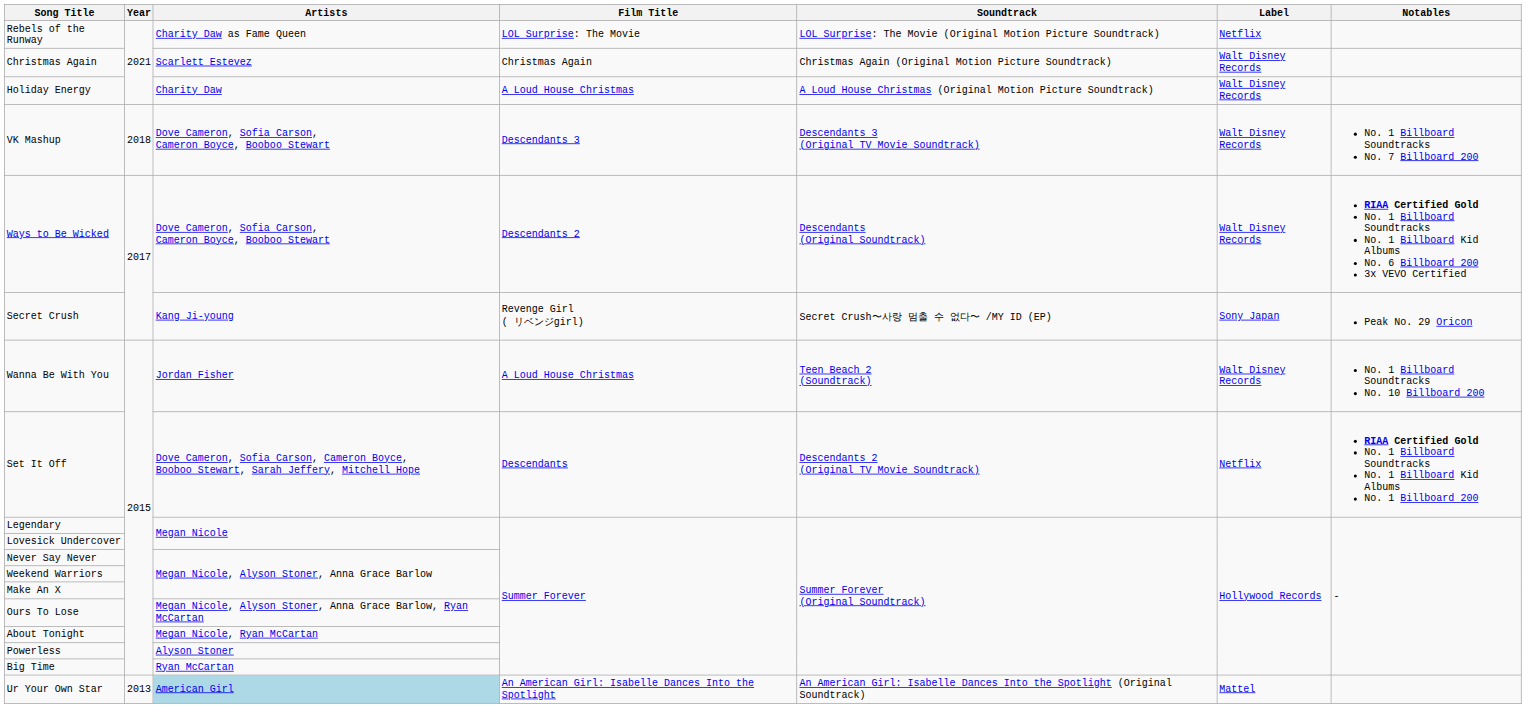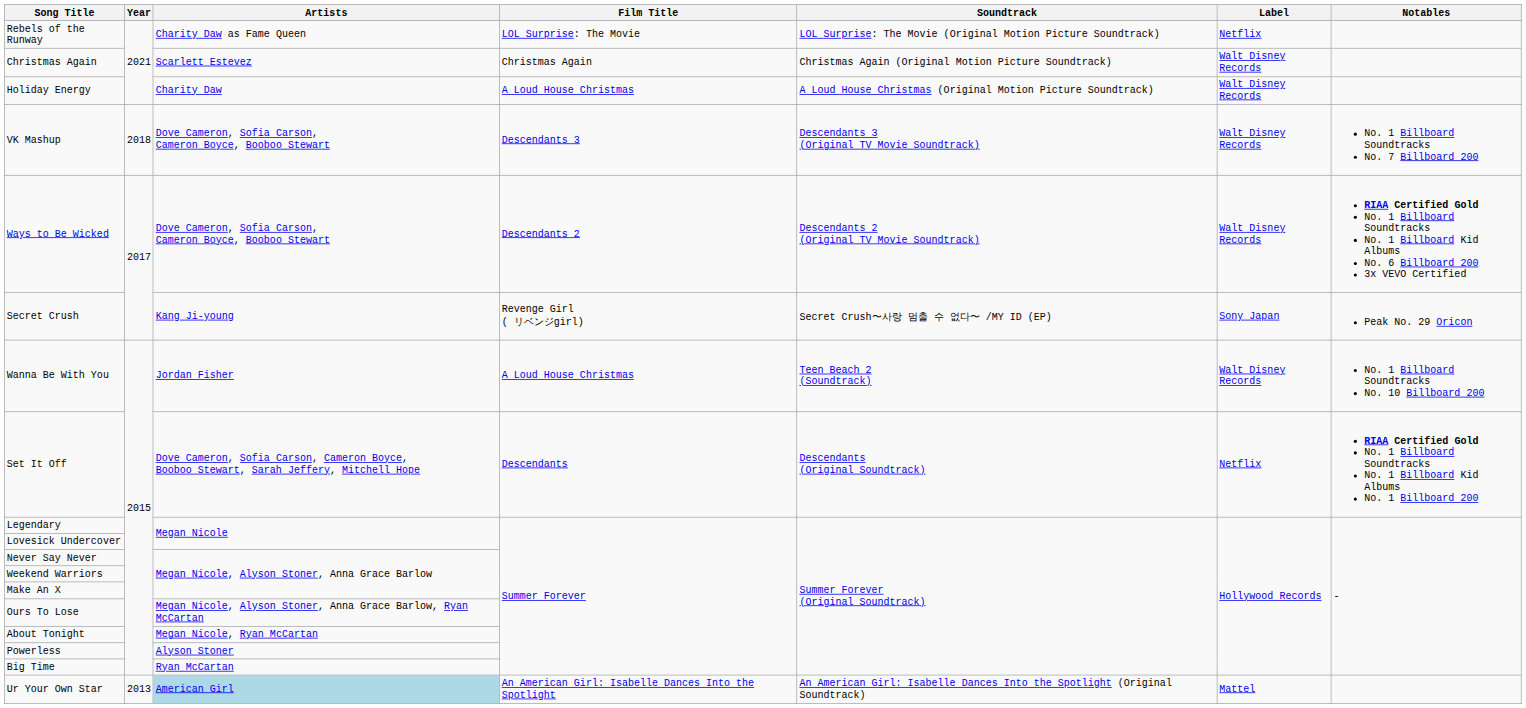(863, 234) Descendants (Original Soundtrack) -> (890, 234) Descendants 2 (Original TV Movie Soundtrack)
(890, 464) Descendants 2 (Original TV Movie Soundtrack) -> (863, 464) Descendants (Original Soundtrack)
